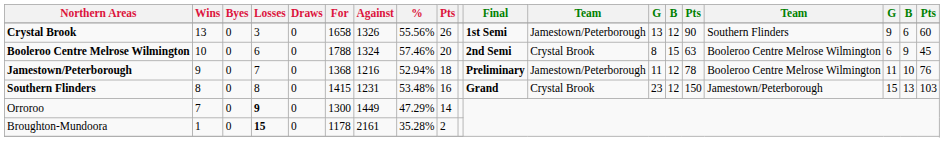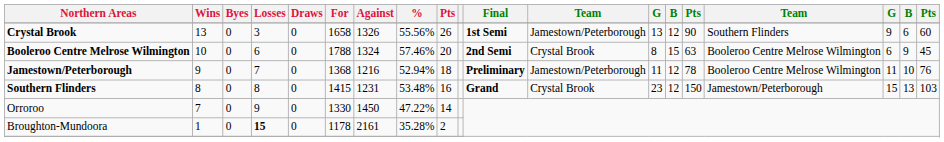(257, 107) bold -> (257, 107) normal
(340, 107) 1300 -> (340, 107) 1330
(368, 107) 1449 -> (368, 107) 1450
(417, 107) 47.29% -> (417, 107) 47.22%
